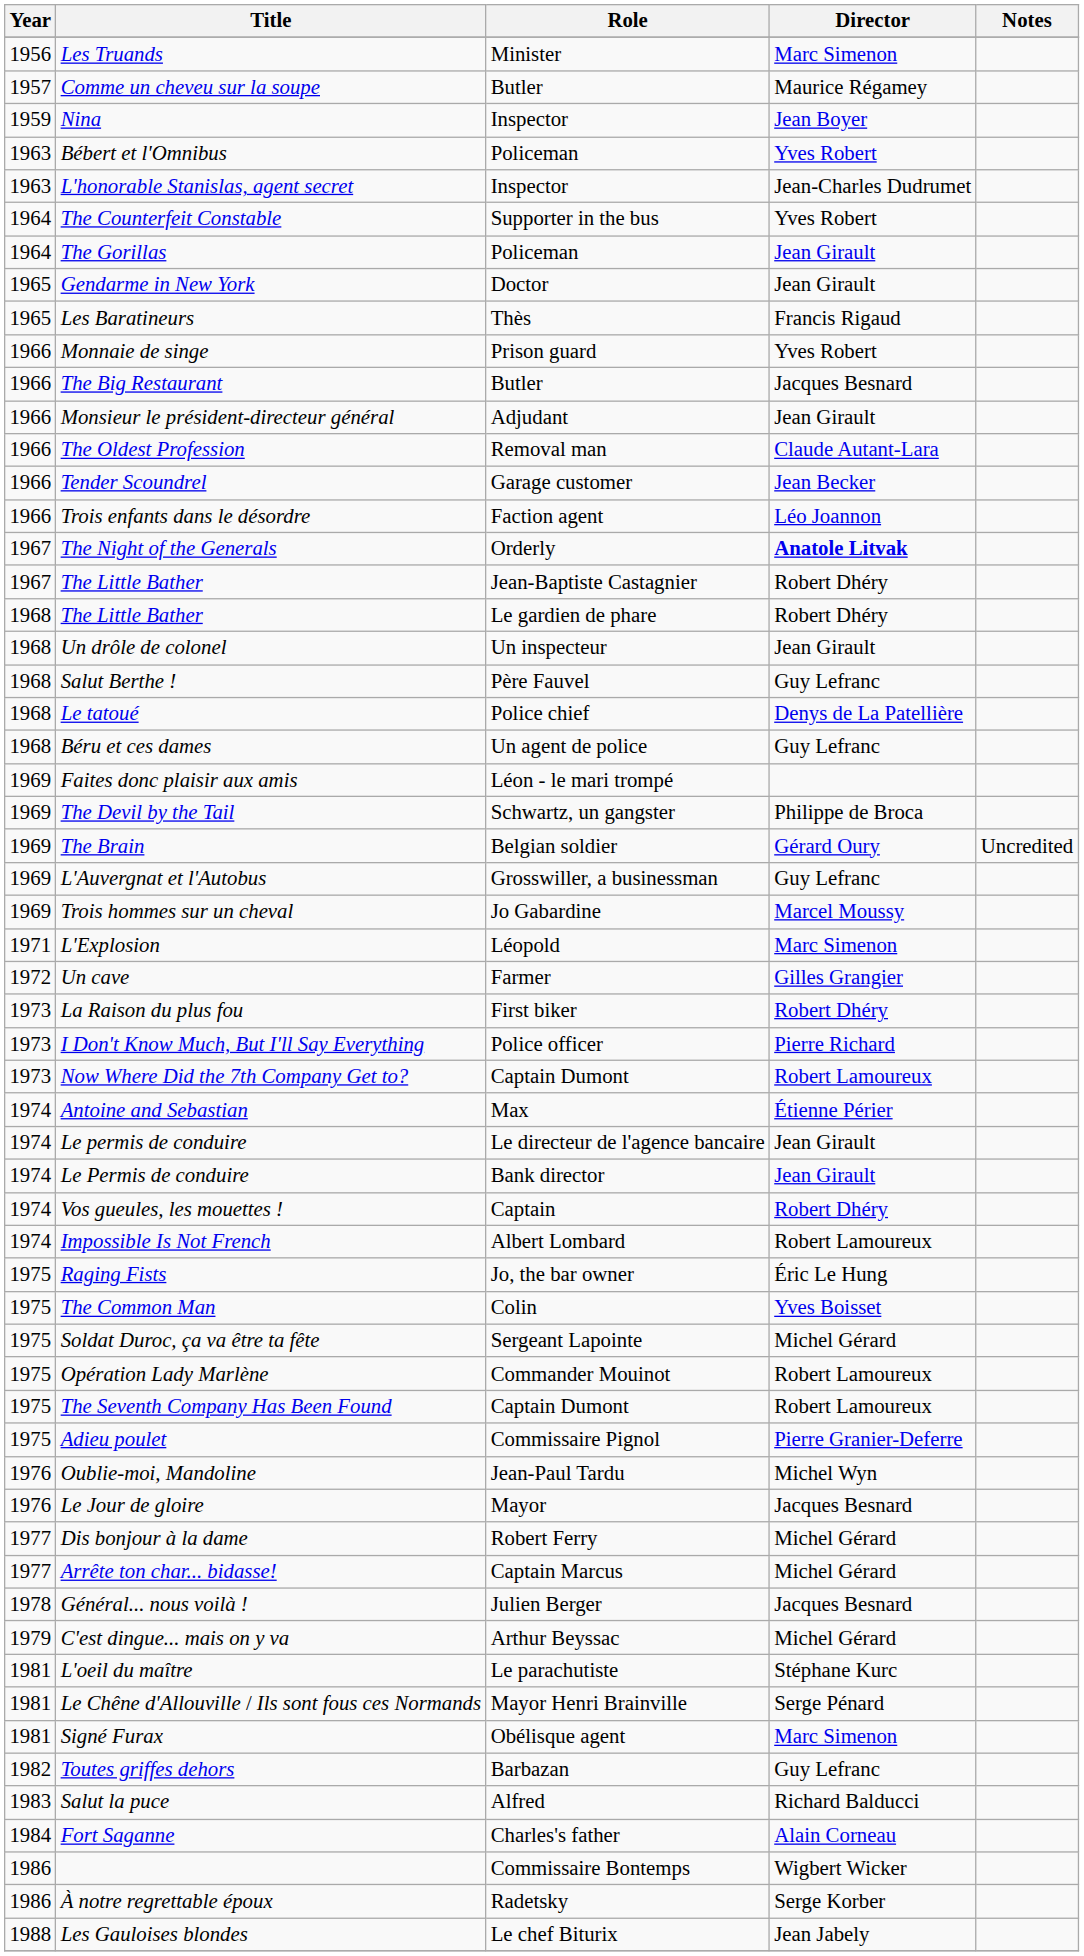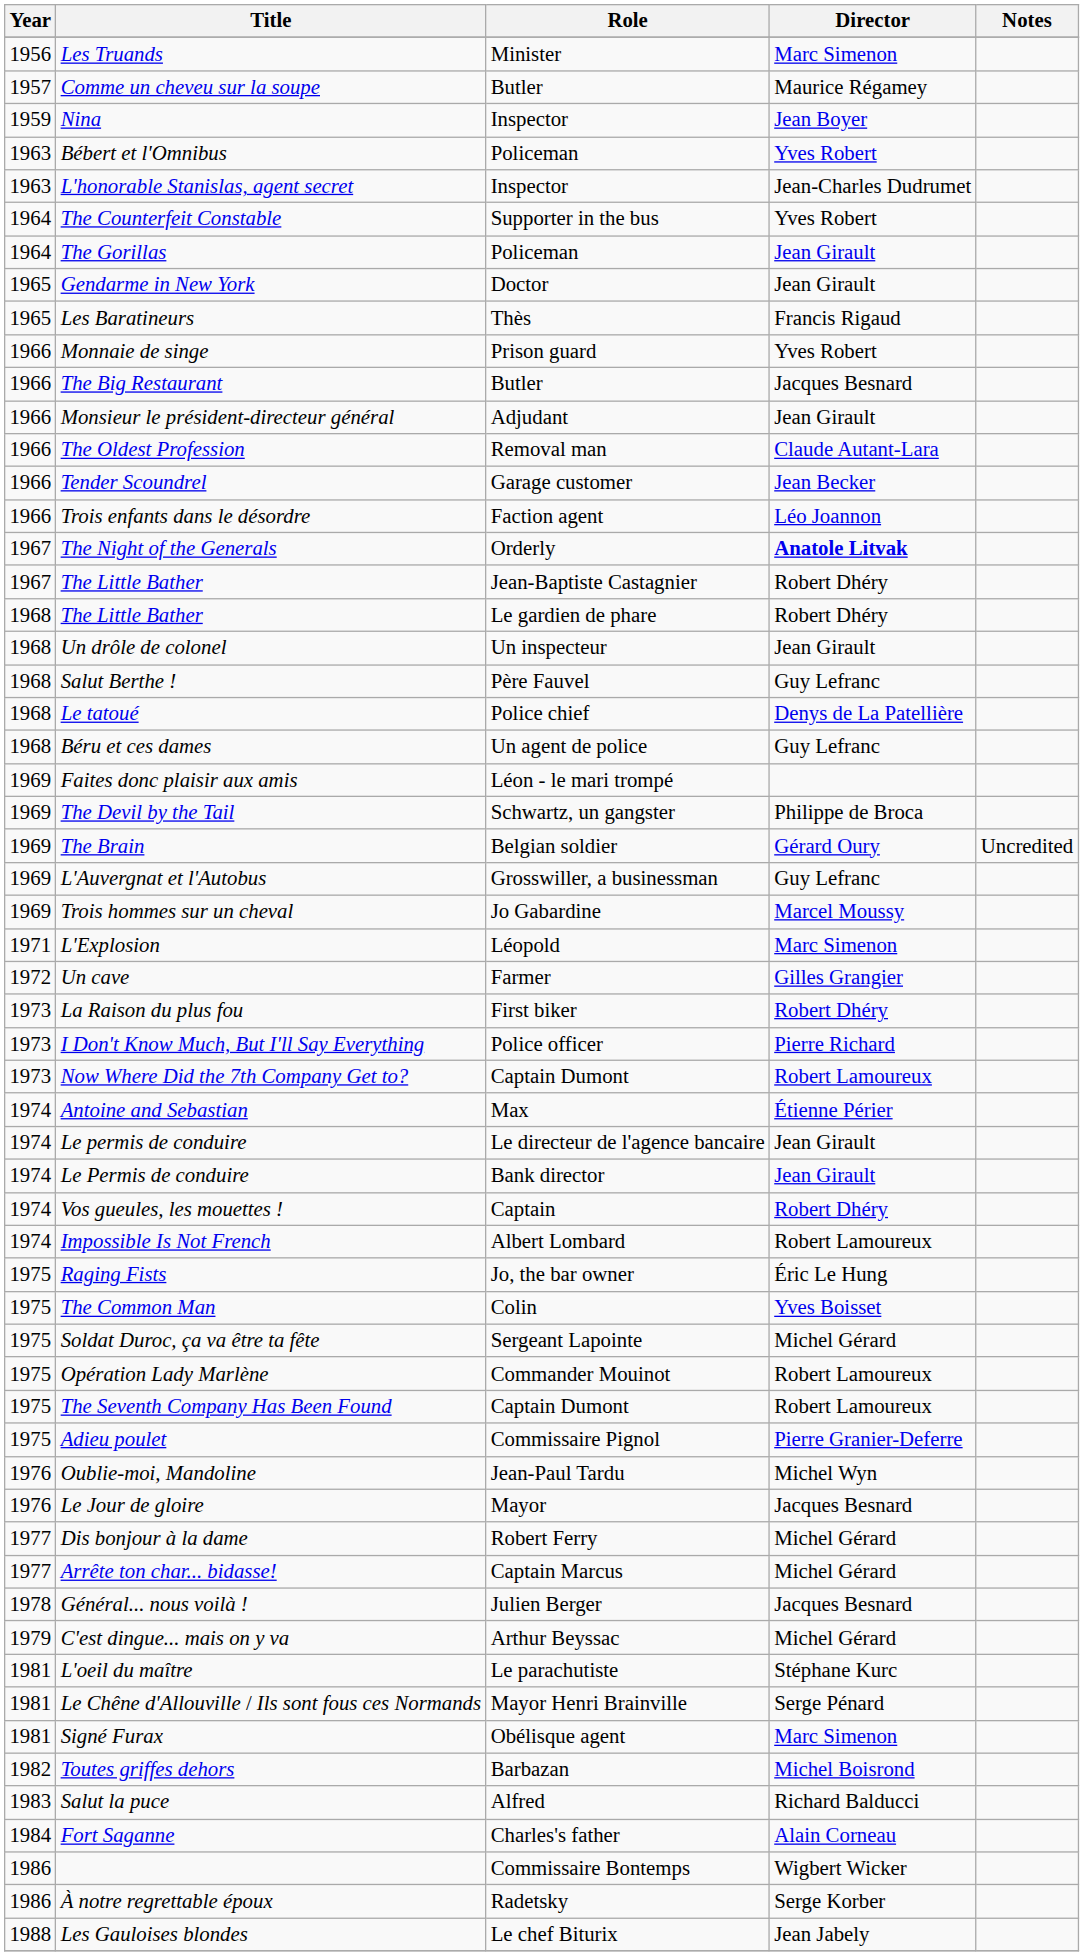(827, 1769) Guy Lefranc -> (844, 1769) Michel Boisrond
